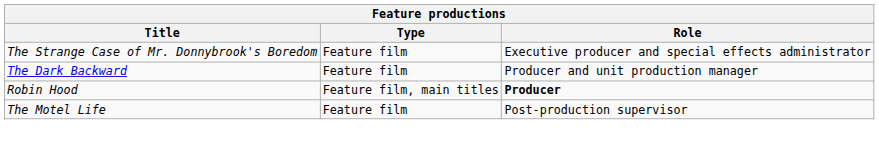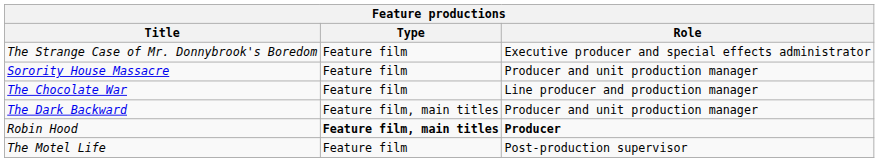+ row: (88, 71)
+ row: (67, 90)
(365, 71) Feature film -> (411, 109) Feature film, main titles
(411, 90) normal -> (411, 128) bold
